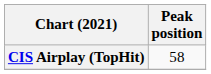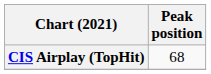(177, 57) 58 -> (177, 57) 68
